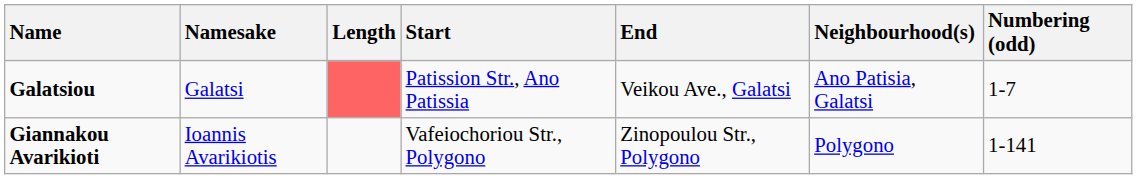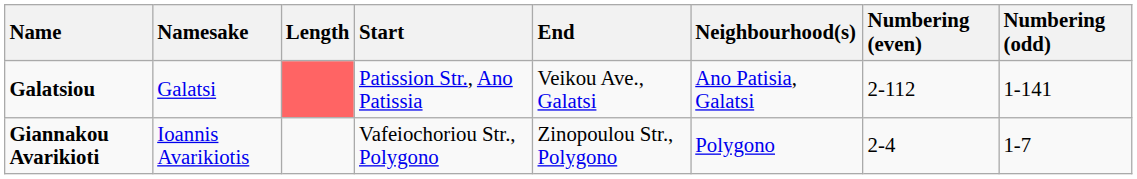+ column: (918, 32)
(1002, 89) 1-7 -> (1028, 89) 1-141
(1012, 145) 1-141 -> (1017, 145) 1-7
